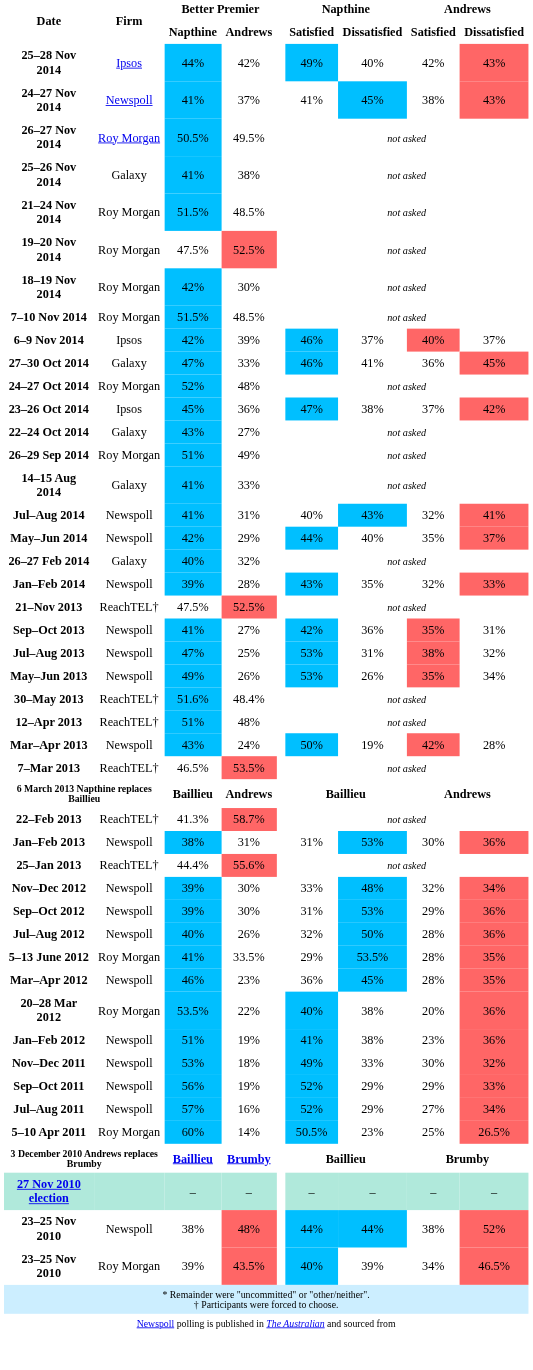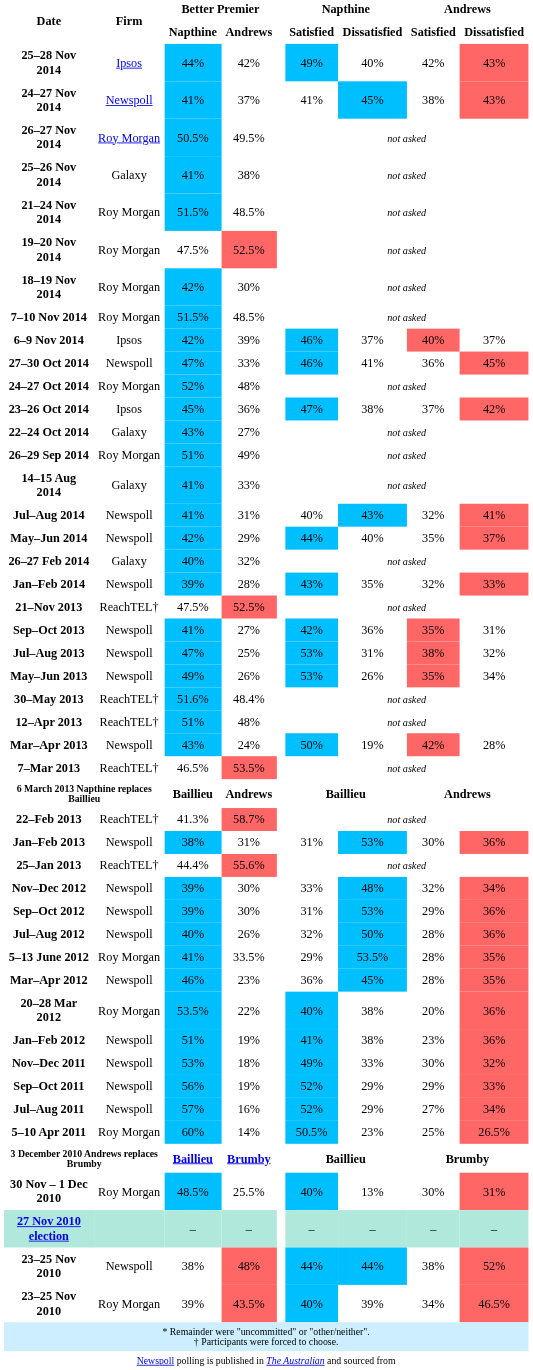(129, 363) Galaxy -> (129, 363) Newspoll
+ row: (49, 1191)
